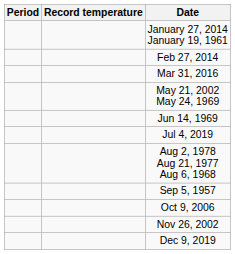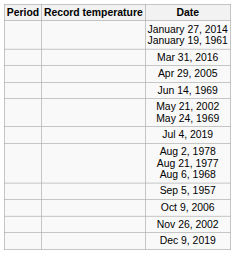- row: (188, 57)
+ row: (188, 73)
rows swapped: (188, 96) <-> (188, 118)
